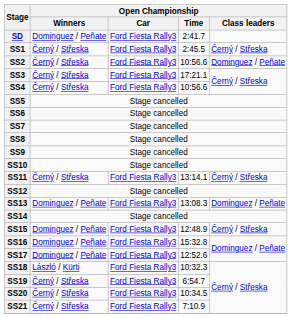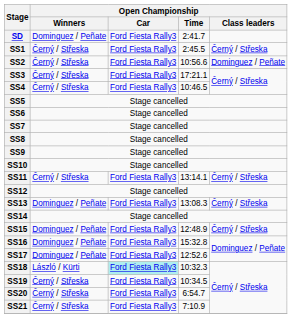(194, 88) 10:56.6 -> (194, 88) 10:46.5
(248, 203) Dominguez / Peñate -> (239, 203) Černý / Střeska
(143, 268) no background -> (143, 268) paleturquoise background
(194, 280) 6:54.7 -> (194, 280) 10:34.5
(194, 293) 10:34.5 -> (194, 293) 6:54.7
